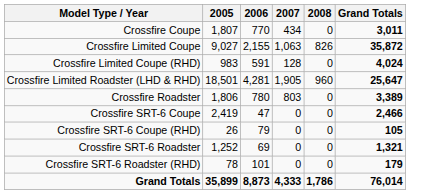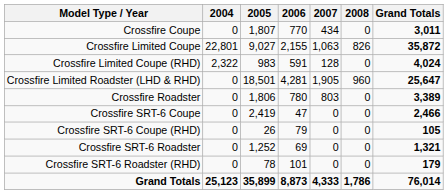+ column: (222, 13)
